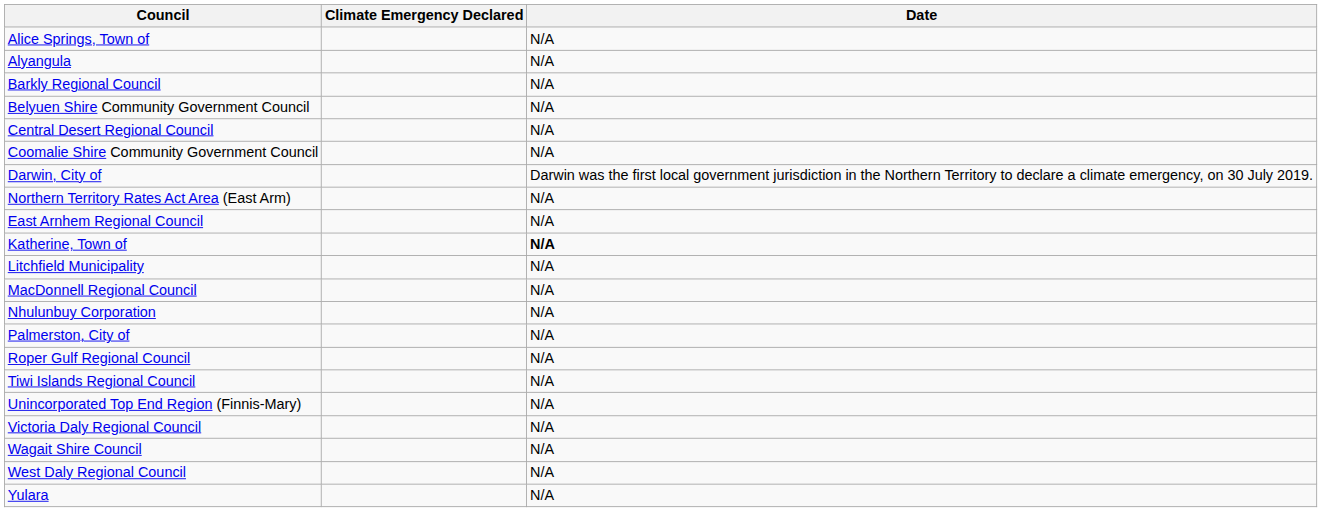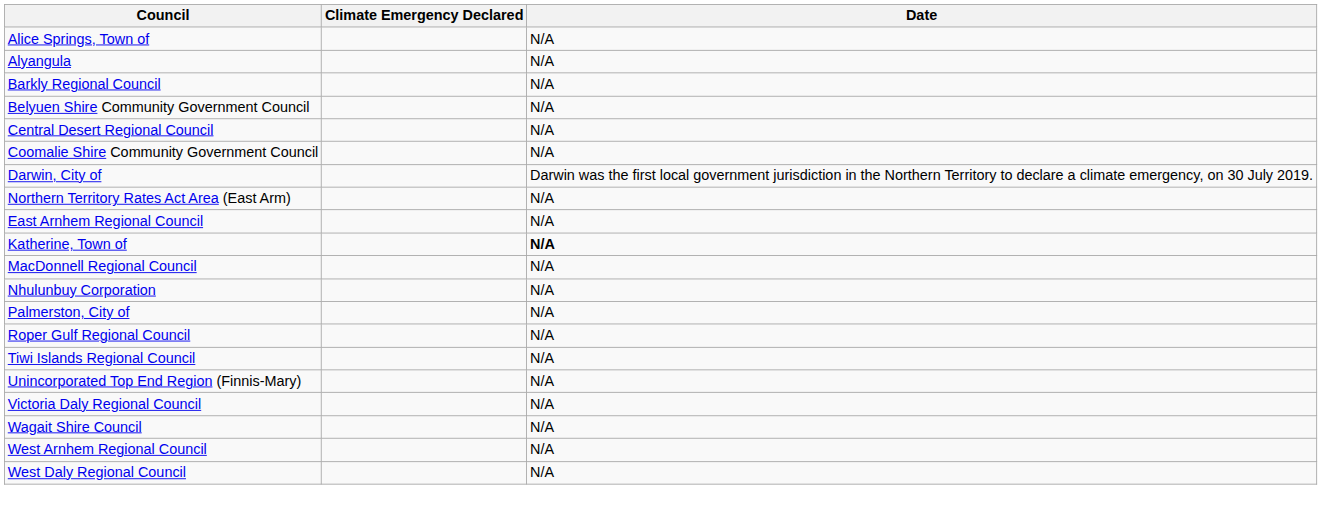- row: (76, 267)
+ row: (107, 449)
- row: (28, 495)
